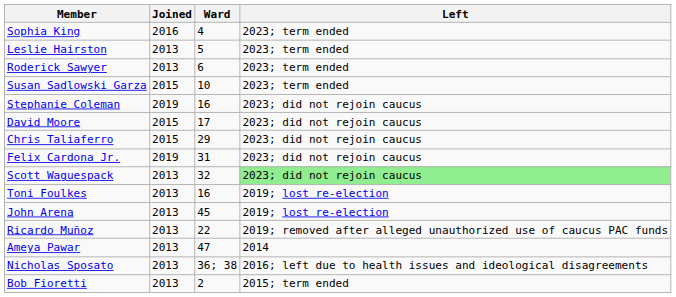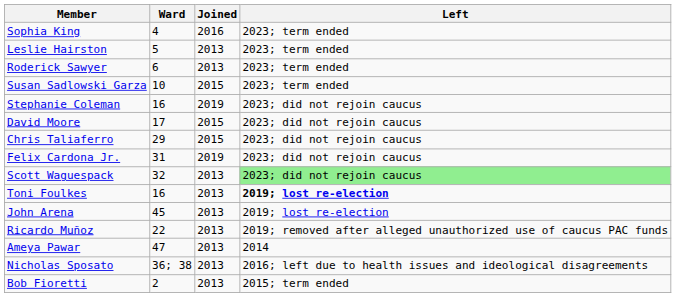columns swapped: (217, 13) <-> (172, 13)
(316, 194) normal -> (316, 194) bold
